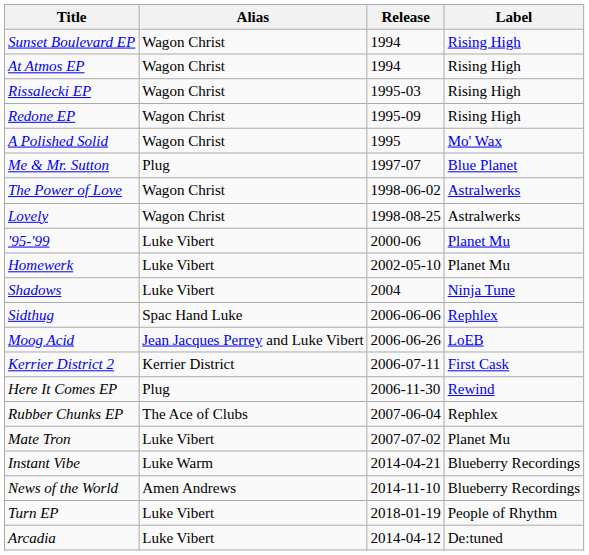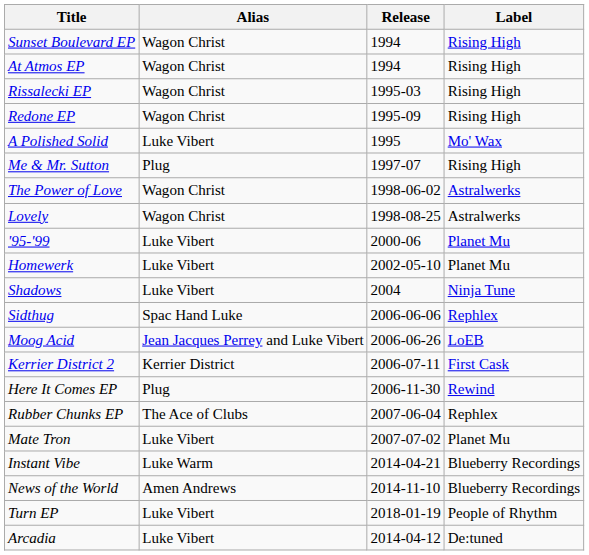(184, 141) Wagon Christ -> (178, 141) Luke Vibert
(483, 165) Blue Planet -> (484, 165) Rising High
